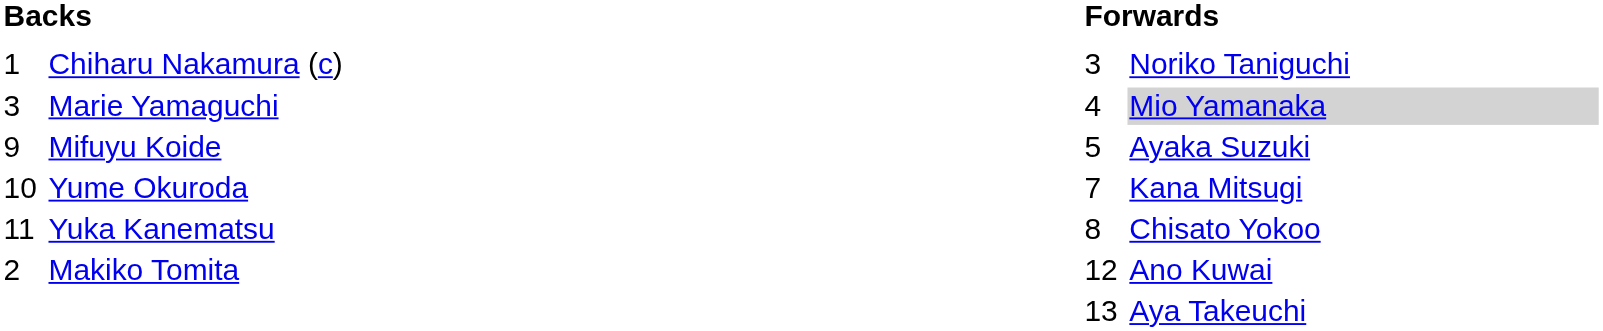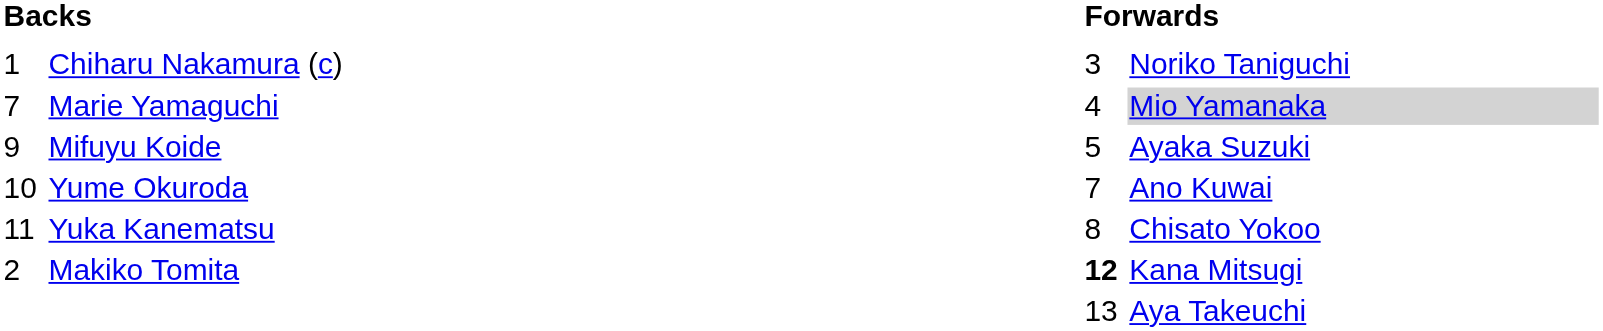(12, 105) 3 -> (12, 105) 7
(1216, 188) Kana Mitsugi -> (1201, 188) Ano Kuwai
(1101, 270) normal -> (1101, 270) bold
(1201, 270) Ano Kuwai -> (1216, 270) Kana Mitsugi
